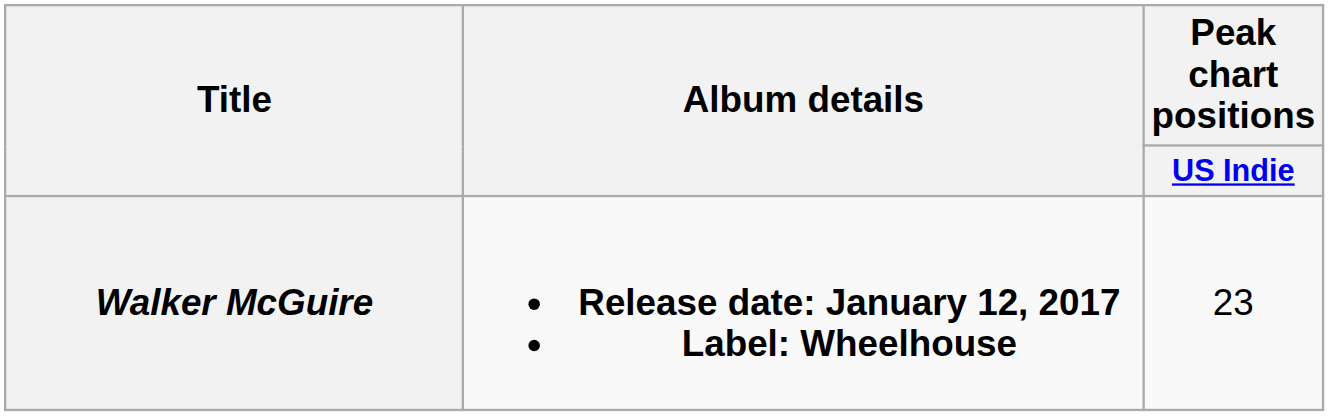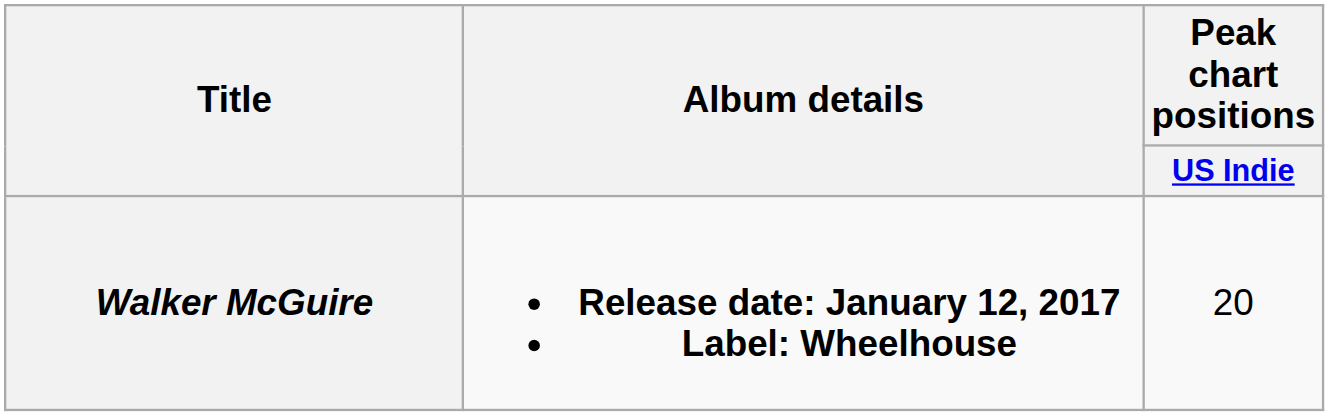(1233, 302) 23 -> (1233, 302) 20
